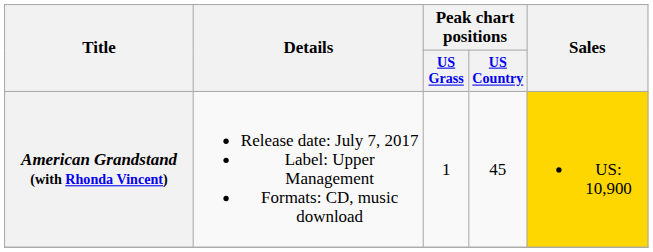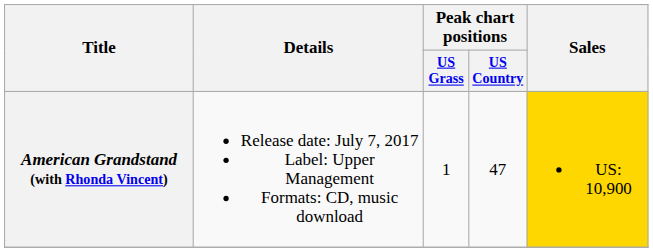(498, 169) 45 -> (498, 169) 47
